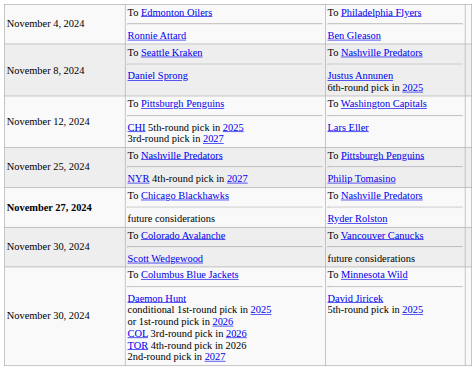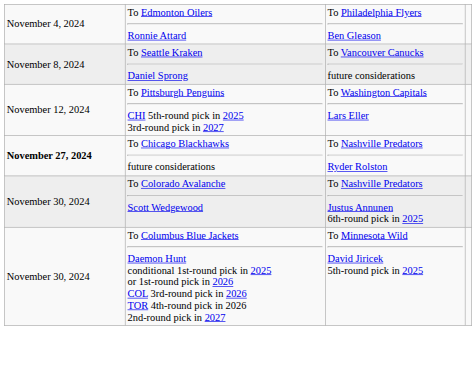(395, 70) To Nashville Predators Justus Annunen 6th-round pick in 2025 -> (395, 64) To Vancouver Canucks future considerations
- row: (225, 167)
(395, 247) To Vancouver Canucks future considerations -> (395, 201) To Nashville Predators Justus Annunen 6th-round pick in 2025
